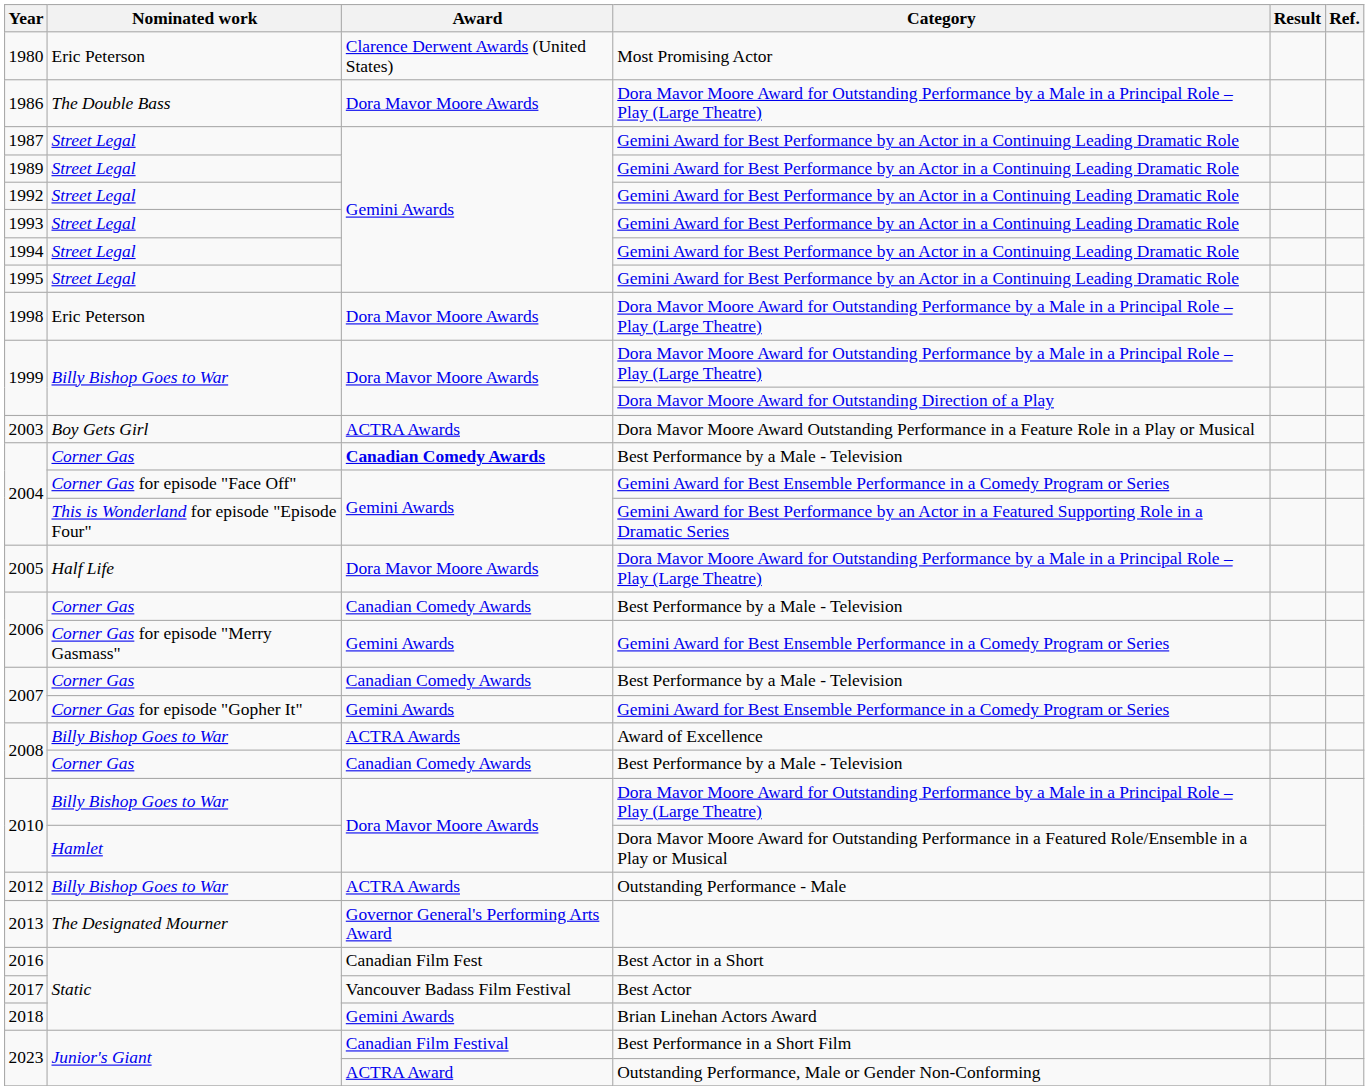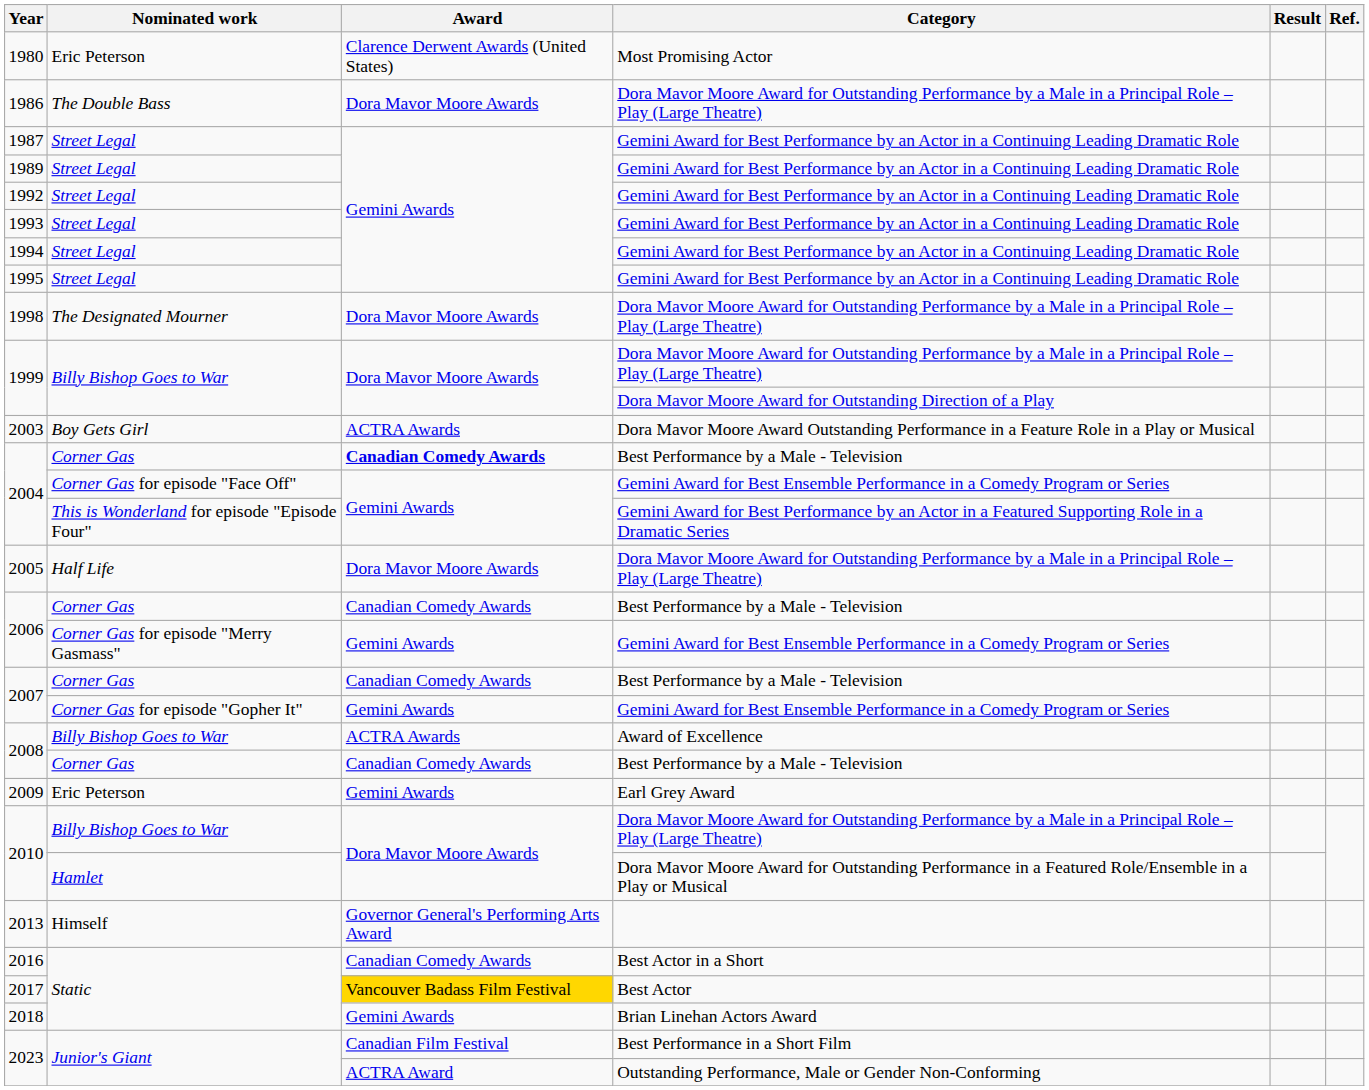(98, 316) Eric Peterson -> (140, 316) The Designated Mourner
+ row: (26, 791)
- row: (26, 886)
(140, 923) The Designated Mourner -> (80, 923) Himself
(414, 961) Canadian Film Fest -> (438, 961) Canadian Comedy Awards
(458, 988) no background -> (458, 988) gold background
